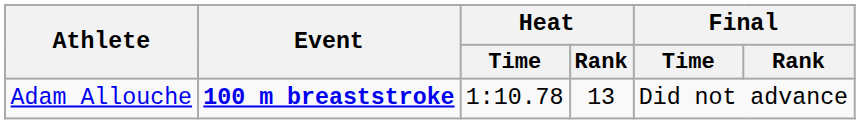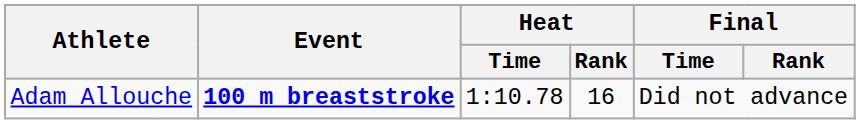(601, 98) 13 -> (601, 98) 16
